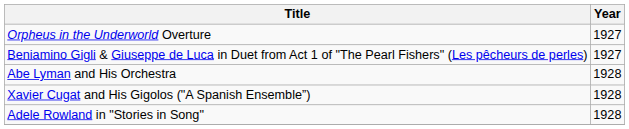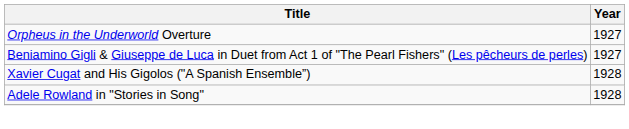- row: (92, 74)
